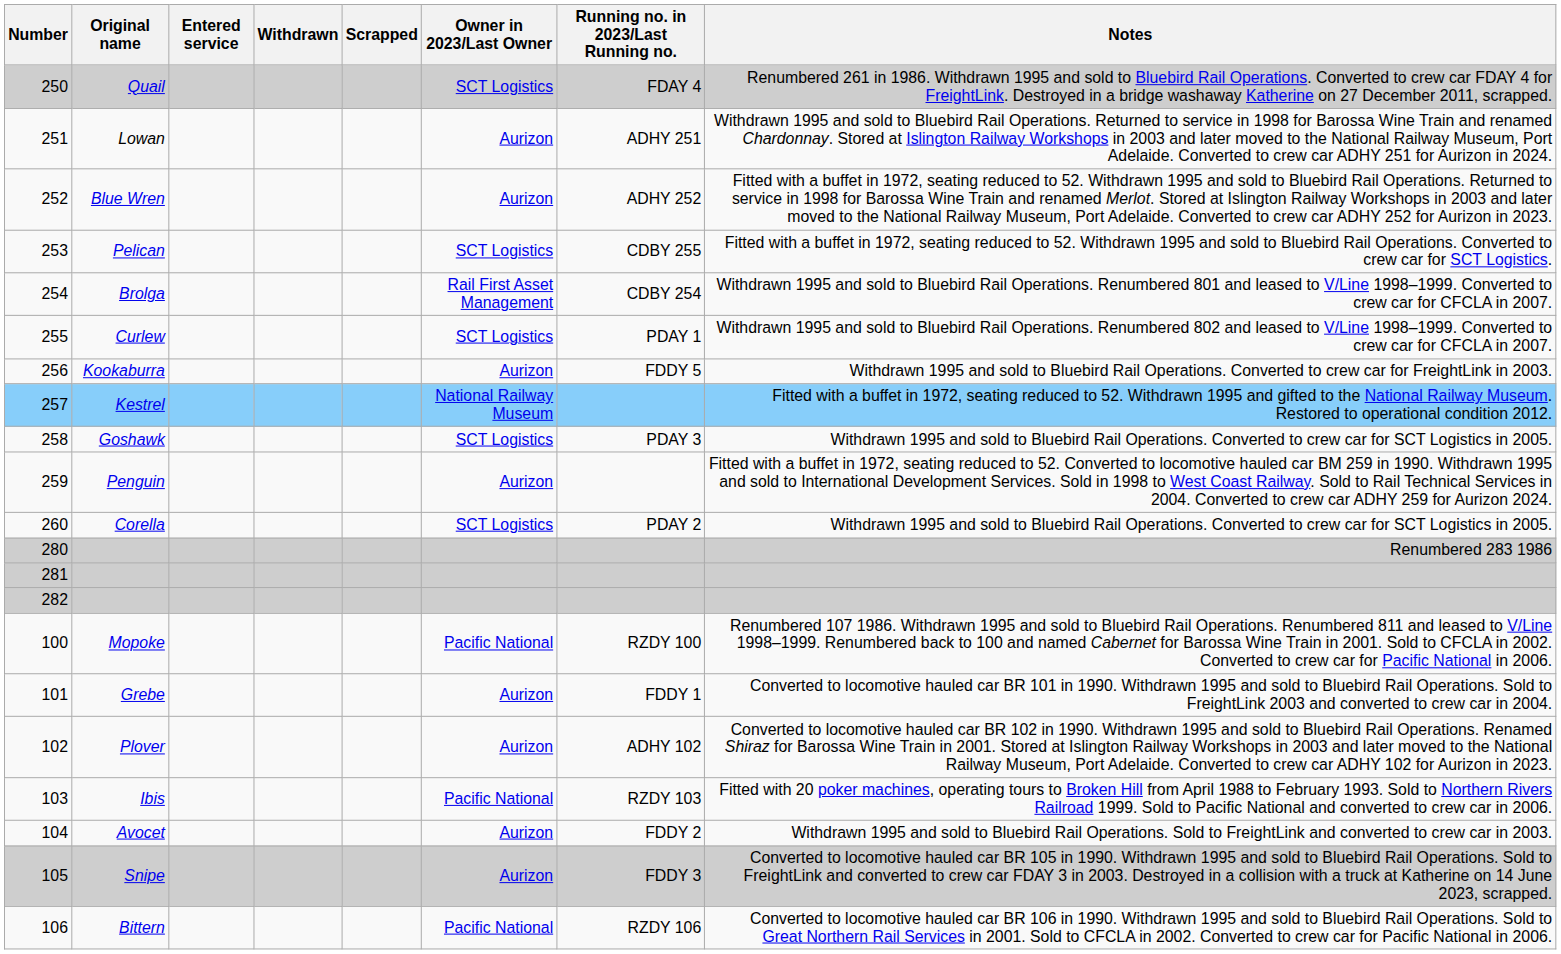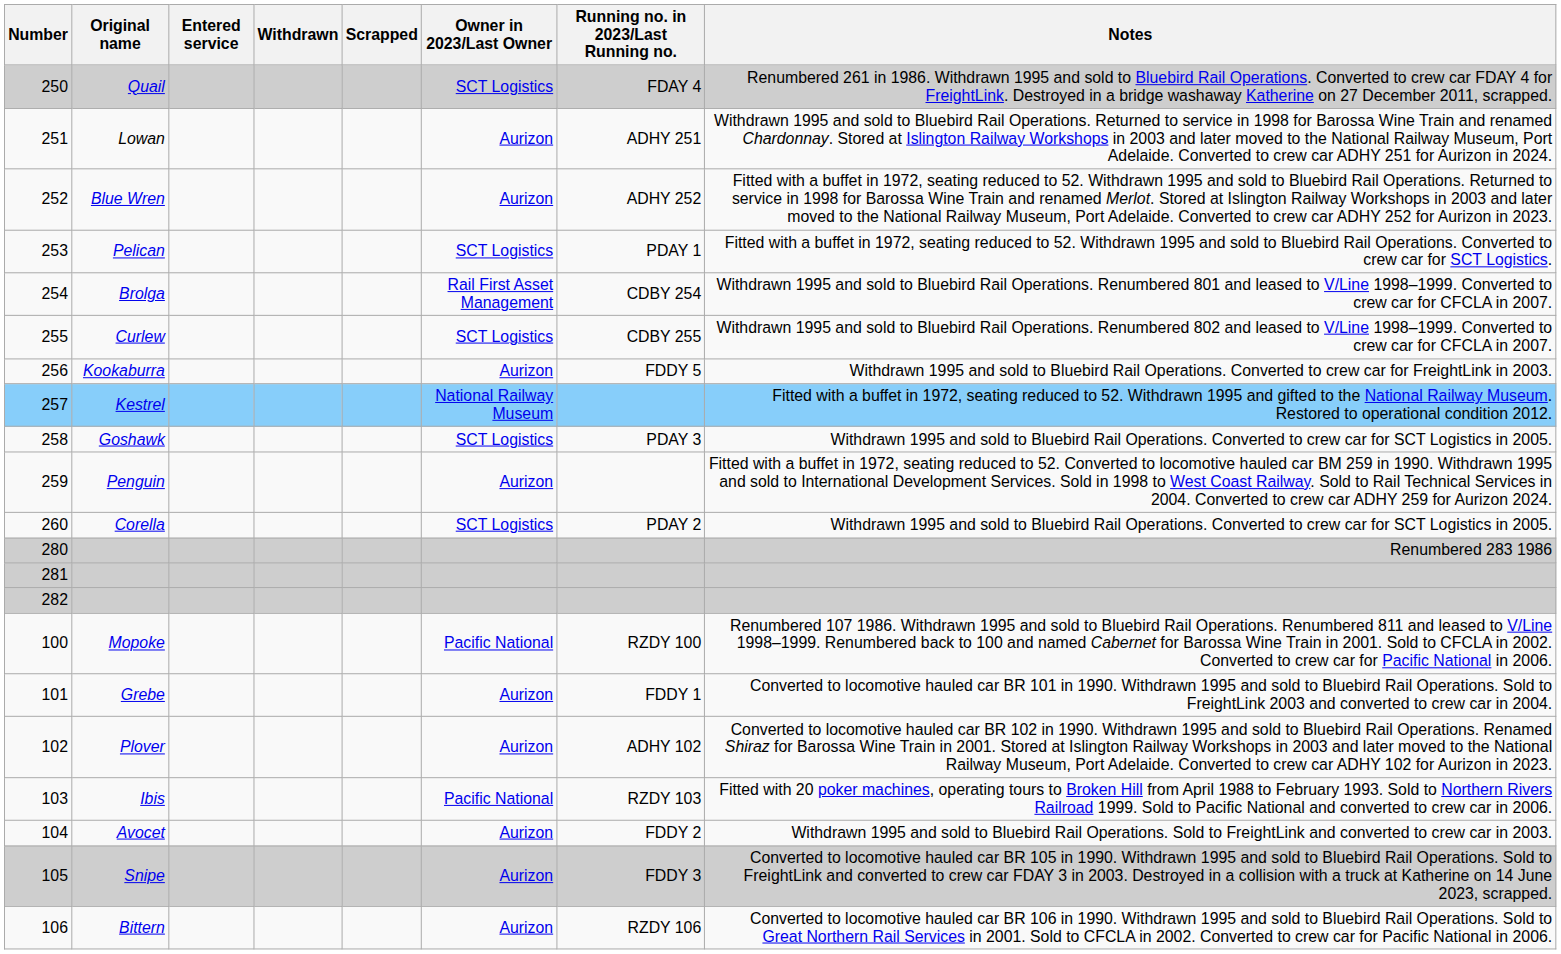(664, 251) CDBY 255 -> (674, 251) PDAY 1
(674, 337) PDAY 1 -> (664, 337) CDBY 255
(499, 927) Pacific National -> (526, 927) Aurizon
